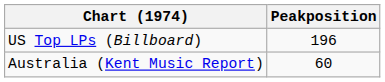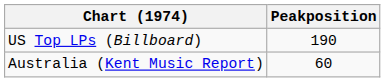(324, 40) 196 -> (324, 40) 190
